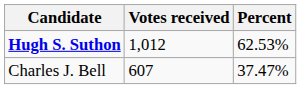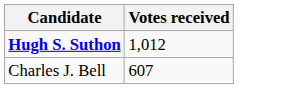- column: (264, 17)
